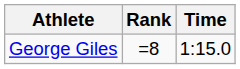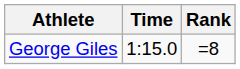columns swapped: (205, 20) <-> (149, 20)
